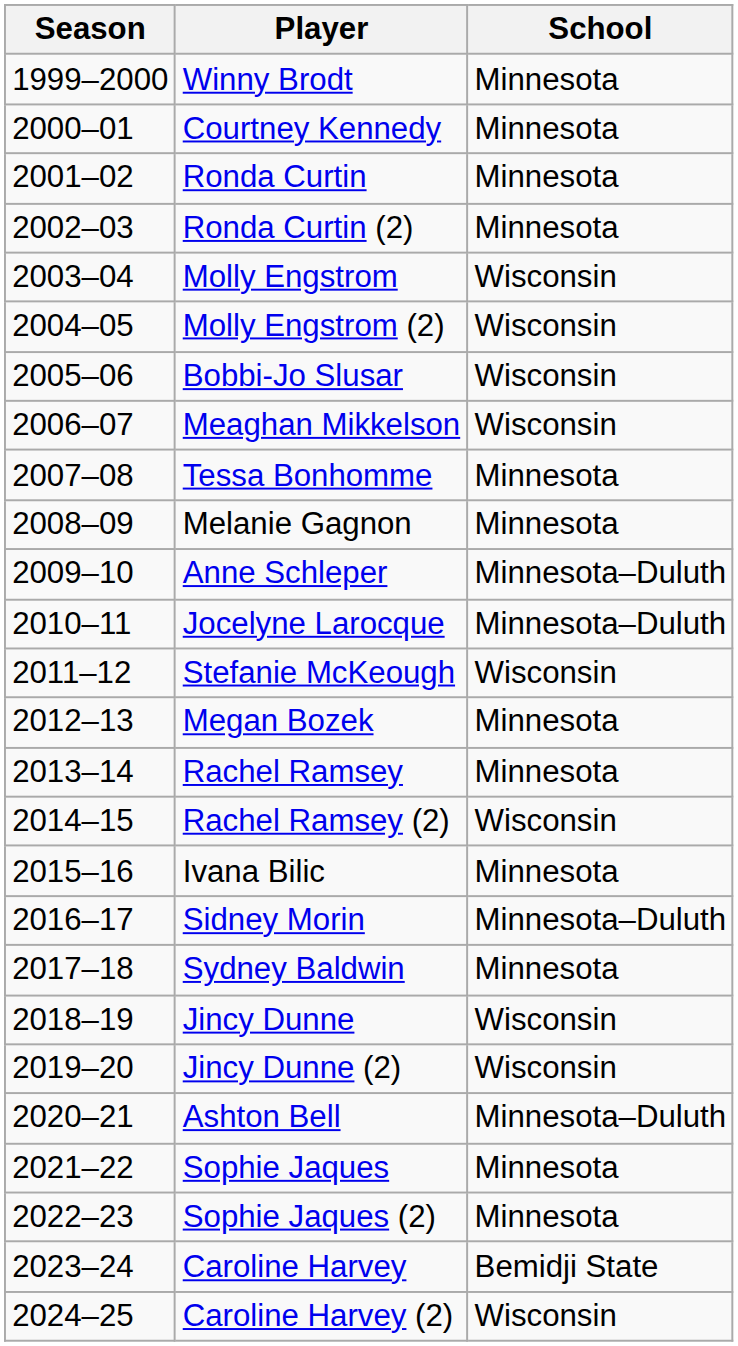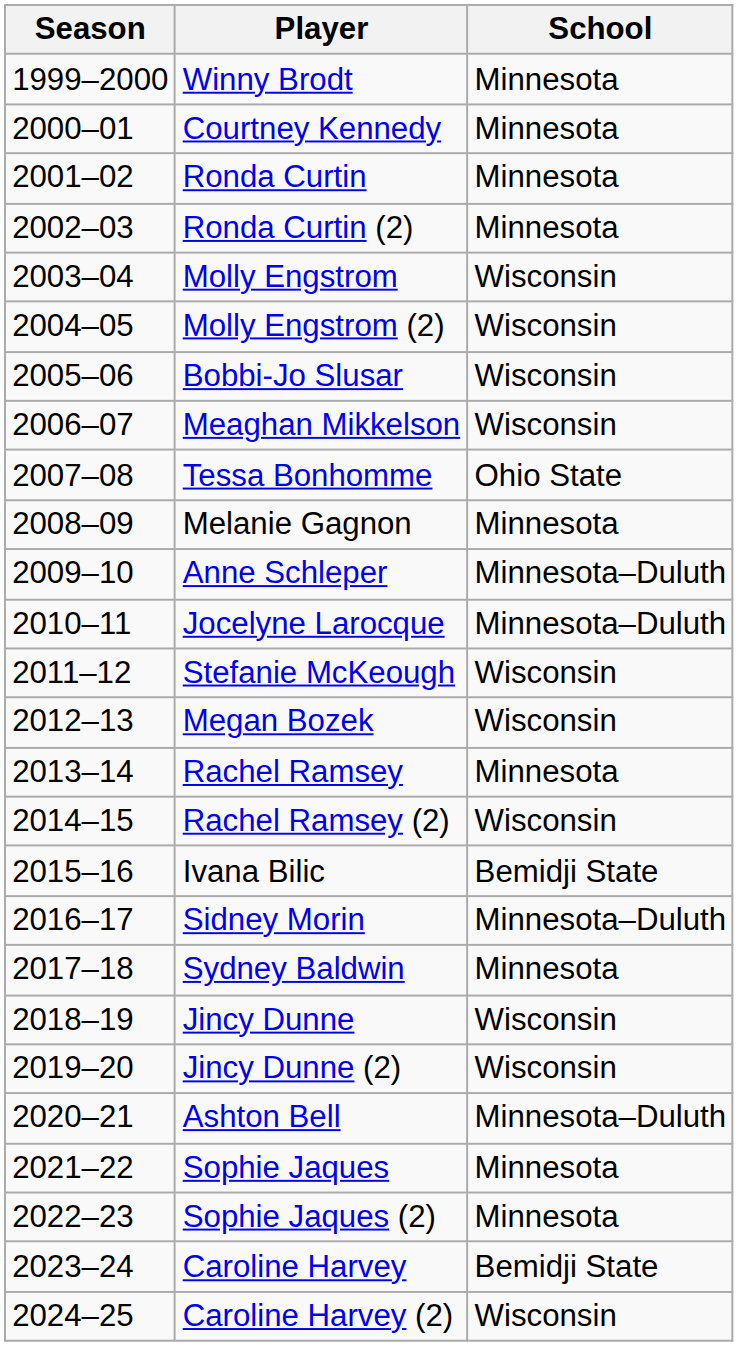(547, 474) Minnesota -> (548, 474) Ohio State
(547, 721) Minnesota -> (546, 721) Wisconsin
(547, 870) Minnesota -> (566, 870) Bemidji State
